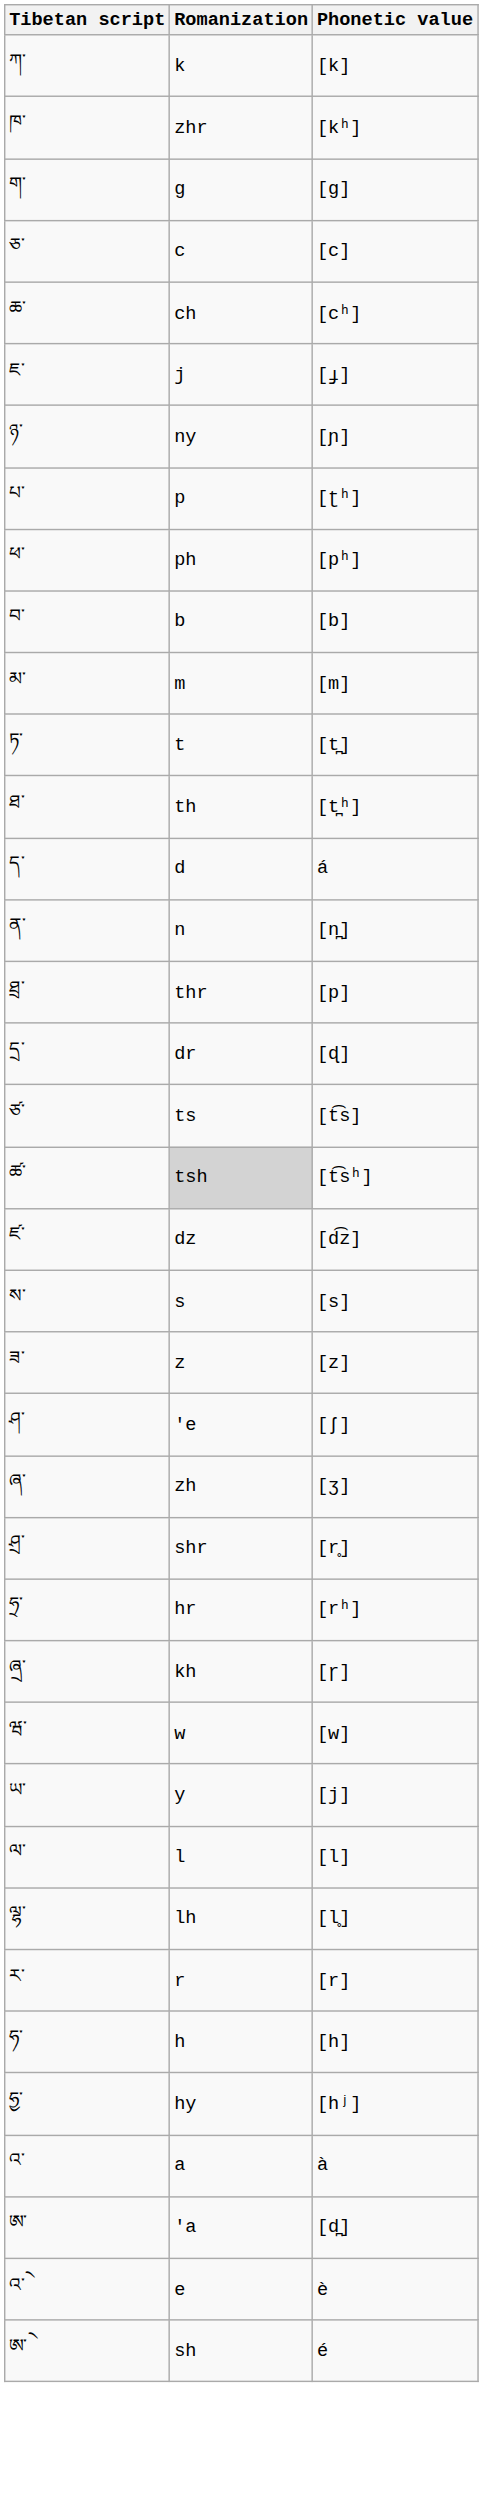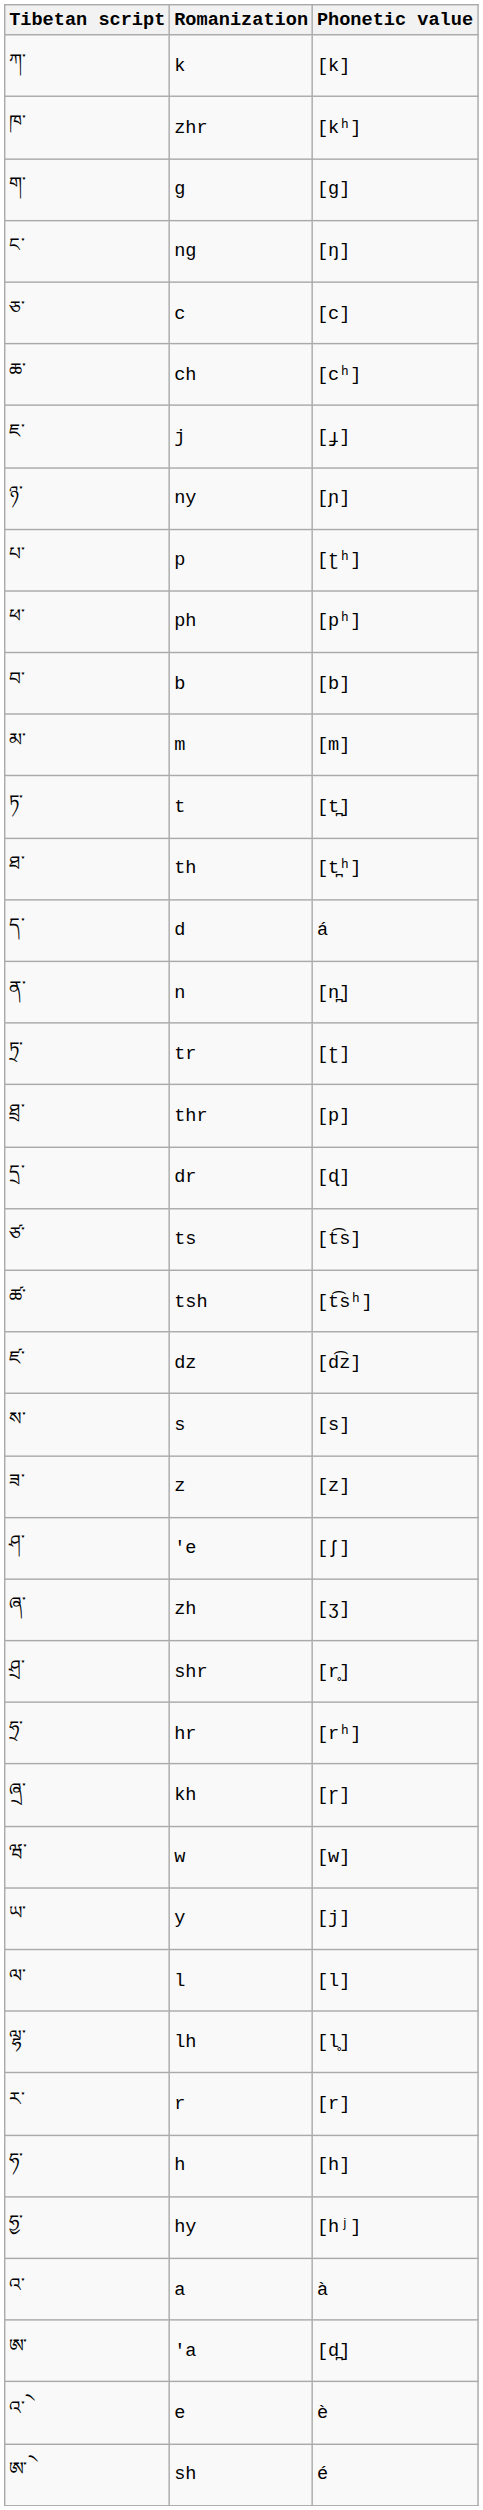+ row: (17, 247)
+ row: (16, 1050)
(191, 1178) lightgrey background -> (191, 1301) no background
